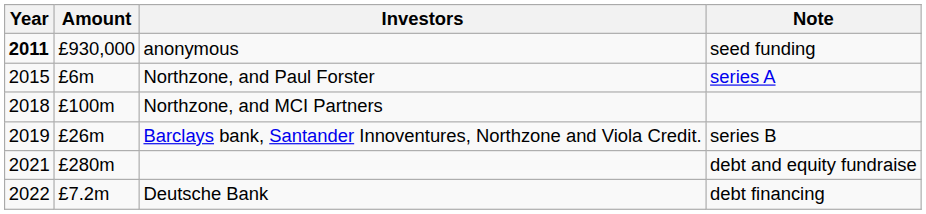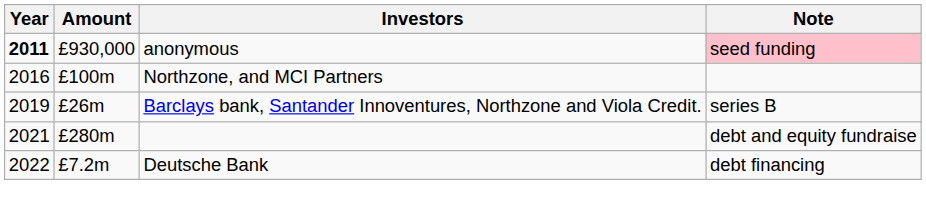(763, 48) no background -> (763, 48) pink background
- row: (259, 77)
(29, 106) 2018 -> (29, 77) 2016
